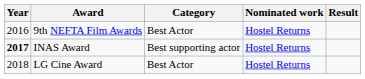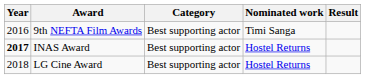(170, 30) Best Actor -> (194, 30) Best supporting actor
(278, 30) Hostel Returns -> (270, 30) Timi Sanga
(170, 64) Best Actor -> (194, 64) Best supporting actor
